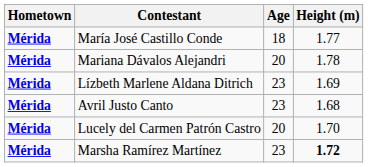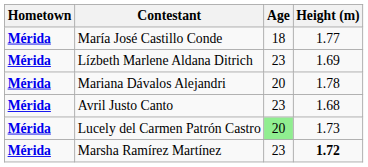rows swapped: (165, 83) <-> (152, 61)
(278, 128) no background -> (278, 128) lightgreen background
(328, 128) 1.70 -> (328, 128) 1.73
